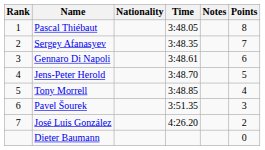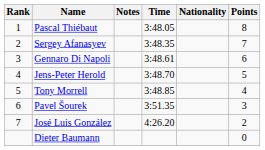columns swapped: (140, 12) <-> (214, 12)
